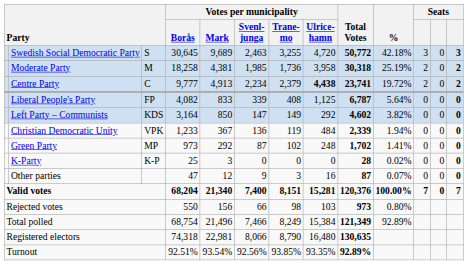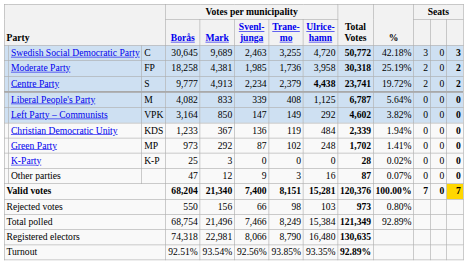(147, 53) S -> (147, 53) C
(148, 68) M -> (149, 68) FP
(147, 83) C -> (147, 83) S
(149, 100) FP -> (148, 100) M
(154, 115) KDS -> (154, 115) VPK
(154, 130) VPK -> (154, 130) KDS
(458, 191) no background -> (458, 191) gold background
